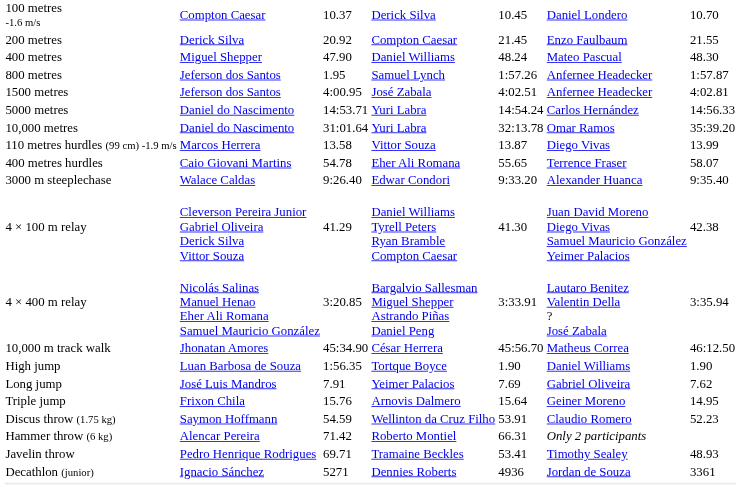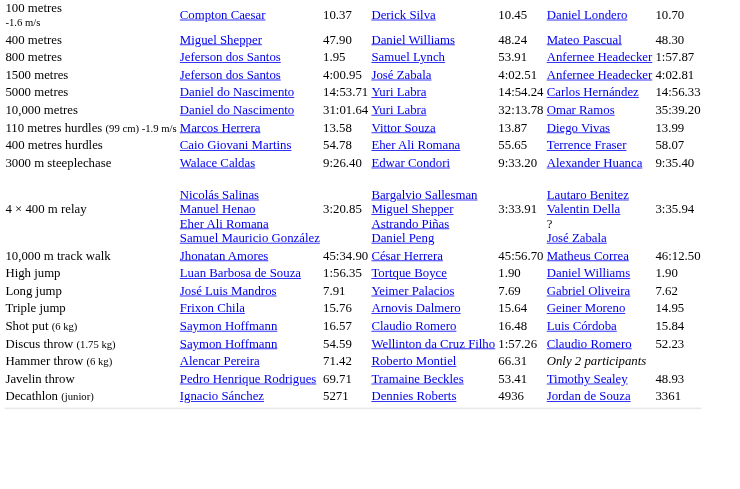- row: (34, 39)
(518, 74) 1:57.26 -> (513, 57) 53.91
- row: (46, 226)
+ row: (41, 326)
(513, 418) 53.91 -> (518, 343) 1:57.26
